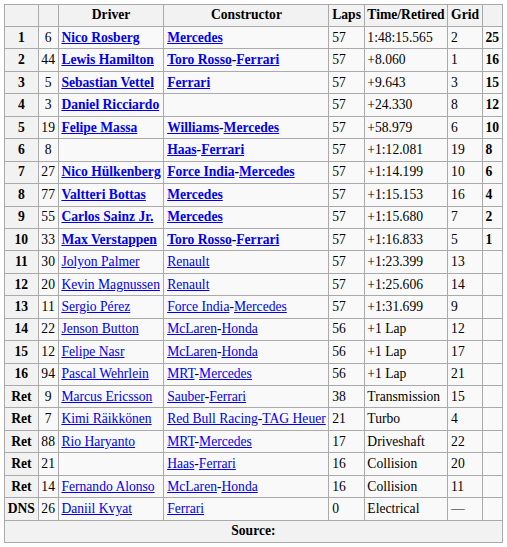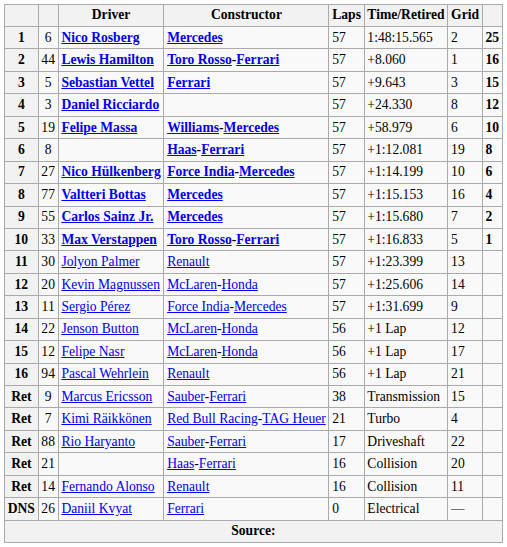(188, 284) Renault -> (212, 284) McLaren-Honda
(210, 374) MRT-Mercedes -> (188, 374) Renault
(210, 441) MRT-Mercedes -> (207, 441) Sauber-Ferrari
(212, 486) McLaren-Honda -> (188, 486) Renault
